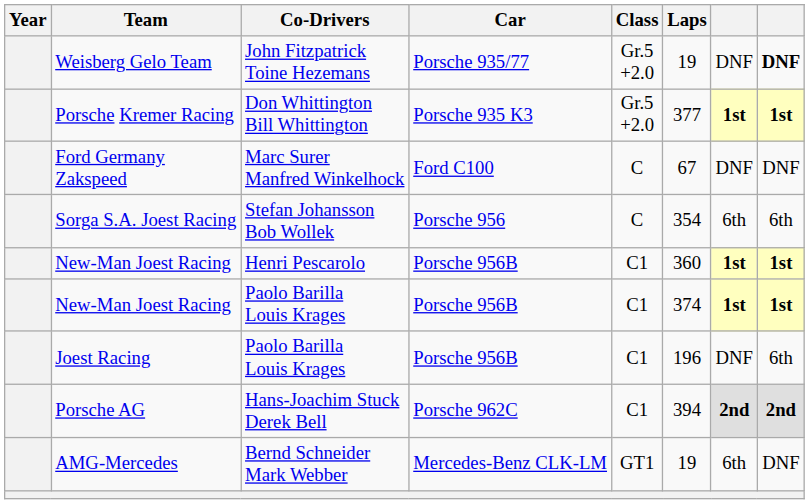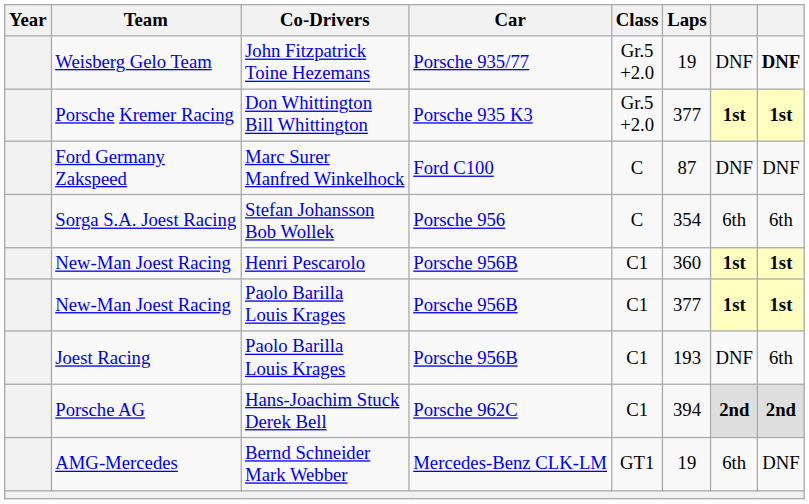(687, 168) 67 -> (687, 168) 87
(687, 305) 374 -> (687, 305) 377
(687, 358) 196 -> (687, 358) 193
